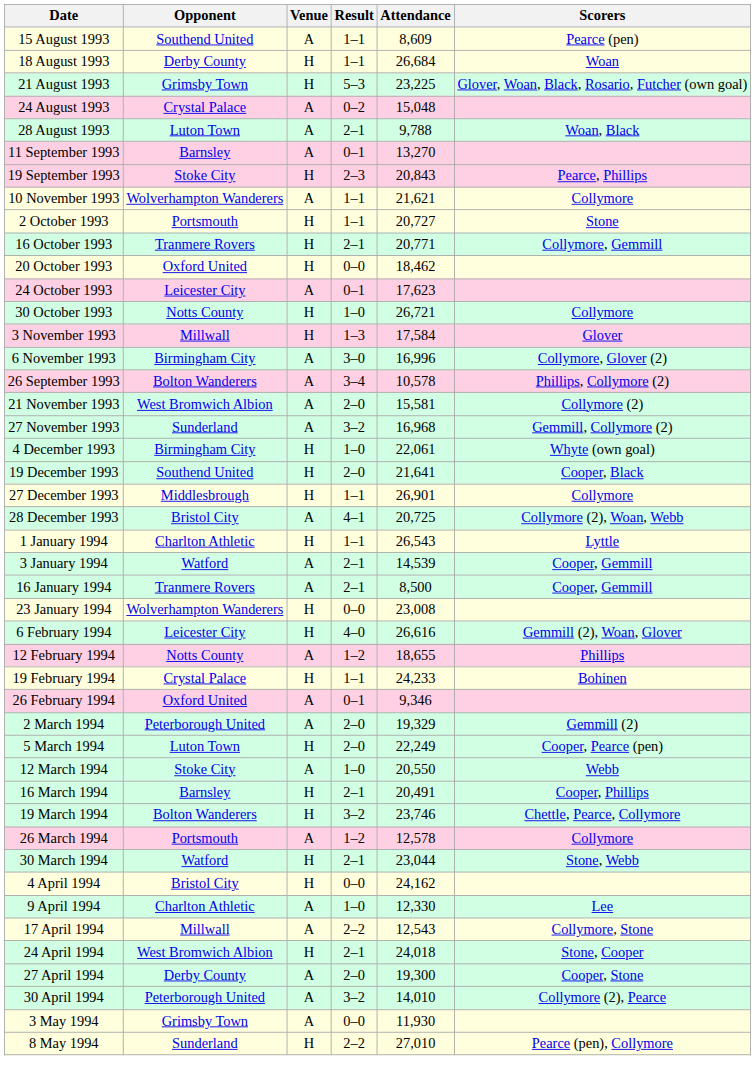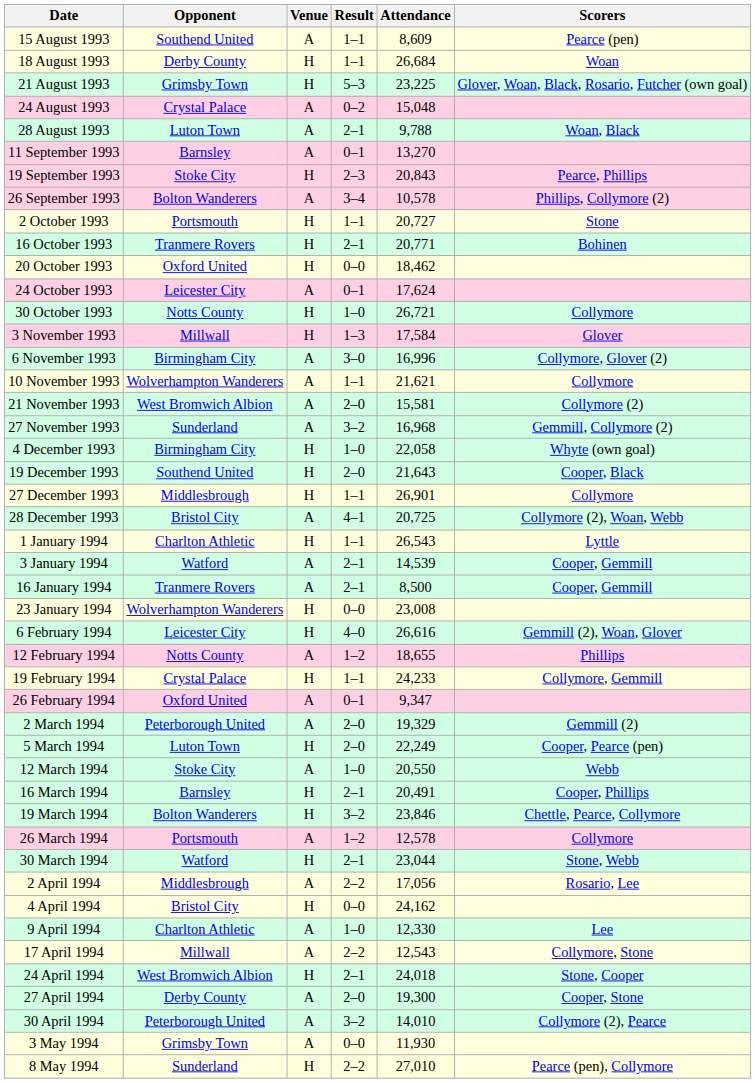rows swapped: (64, 381) <-> (64, 198)
(602, 244) Collymore, Gemmill -> (602, 244) Bohinen
(416, 289) 17,623 -> (416, 289) 17,624
(416, 449) 22,061 -> (416, 449) 22,058
(416, 472) 21,641 -> (416, 472) 21,643
(602, 678) Bohinen -> (602, 678) Collymore, Gemmill
(416, 701) 9,346 -> (416, 701) 9,347
(416, 815) 23,746 -> (416, 815) 23,846
+ row: (64, 883)
